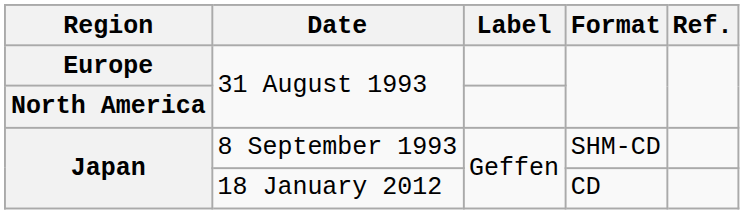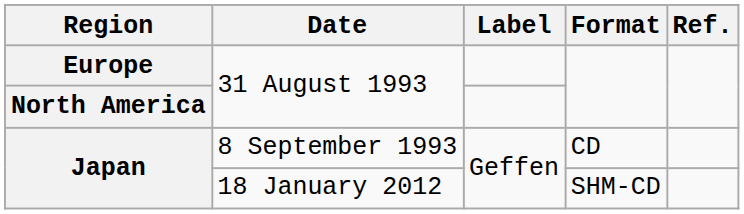(616, 147) SHM-CD -> (586, 147) CD
(586, 188) CD -> (616, 188) SHM-CD
